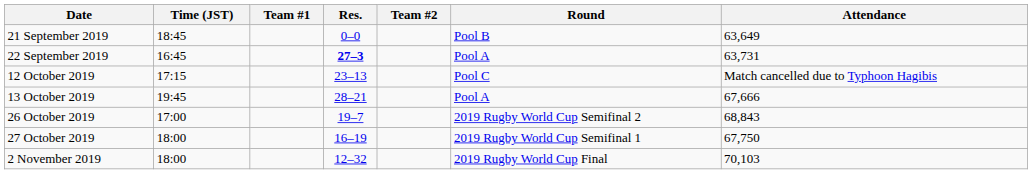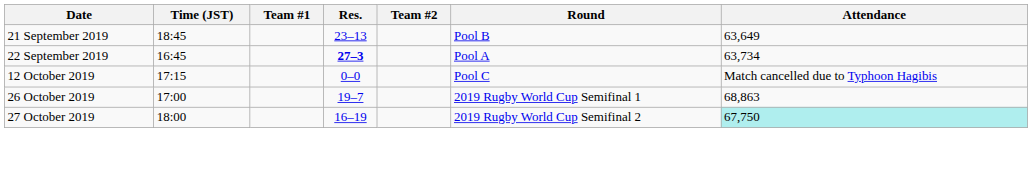(350, 35) 0–0 -> (350, 35) 23–13
(742, 55) 63,731 -> (742, 55) 63,734
(350, 76) 23–13 -> (350, 76) 0–0
- row: (51, 96)
(547, 117) 2019 Rugby World Cup Semifinal 2 -> (547, 96) 2019 Rugby World Cup Semifinal 1
(742, 117) 68,843 -> (742, 96) 68,863
(547, 138) 2019 Rugby World Cup Semifinal 1 -> (547, 117) 2019 Rugby World Cup Semifinal 2
(742, 138) no background -> (742, 117) paleturquoise background
- row: (54, 158)
